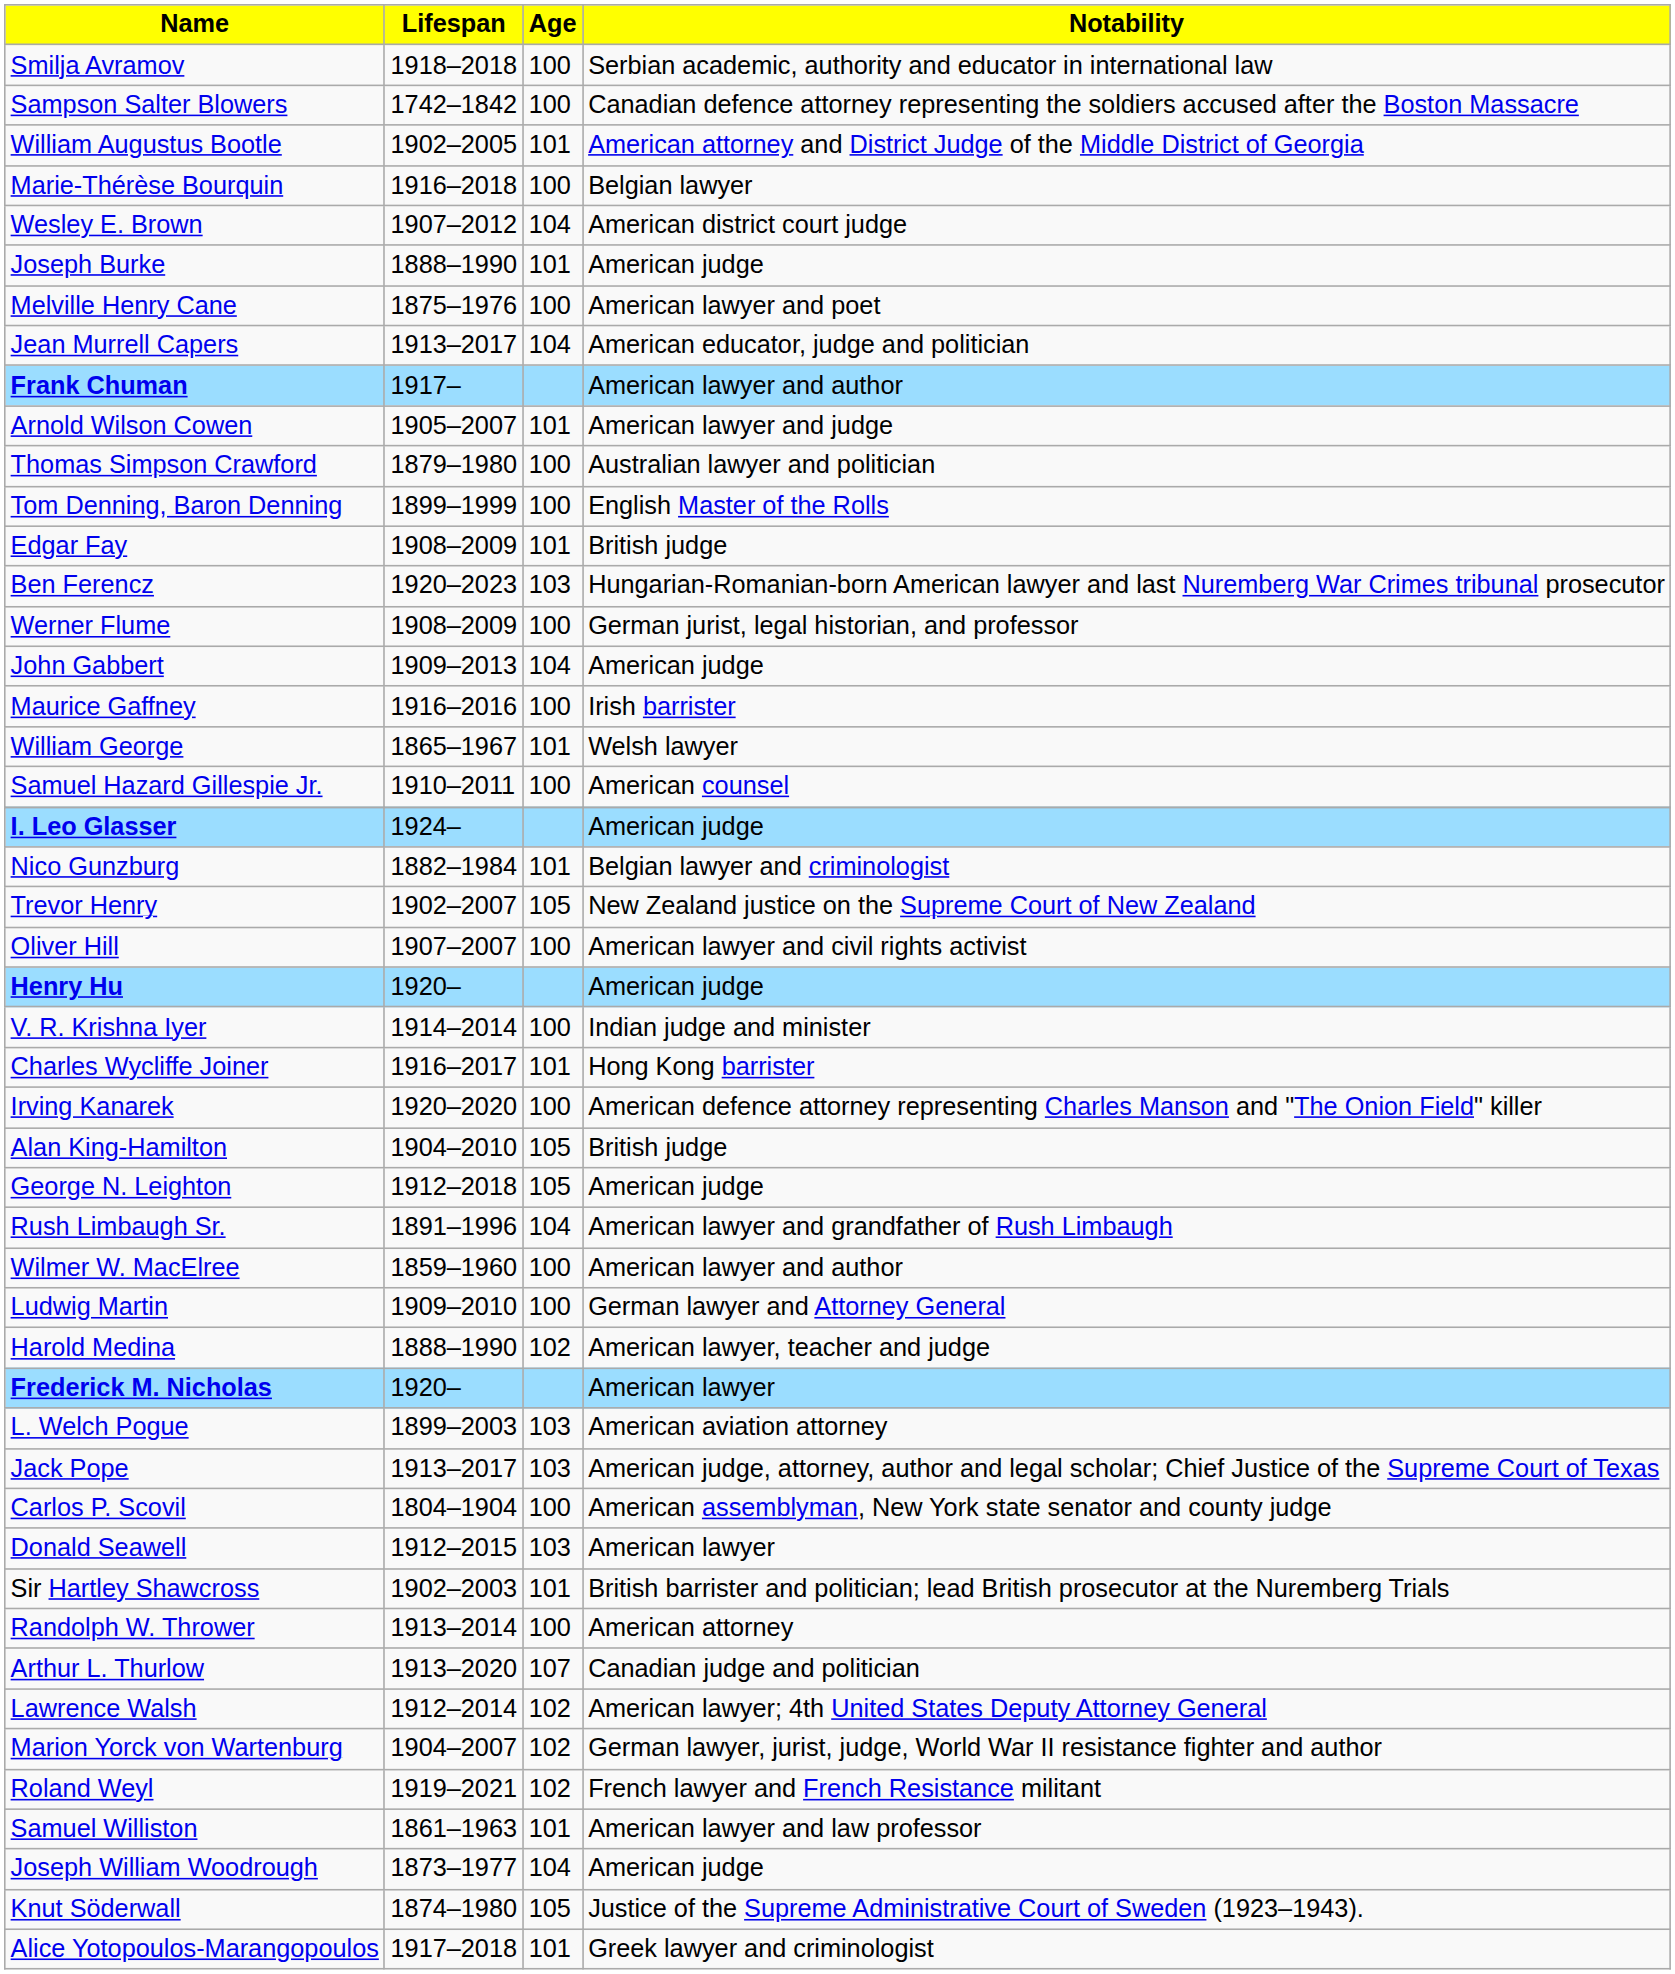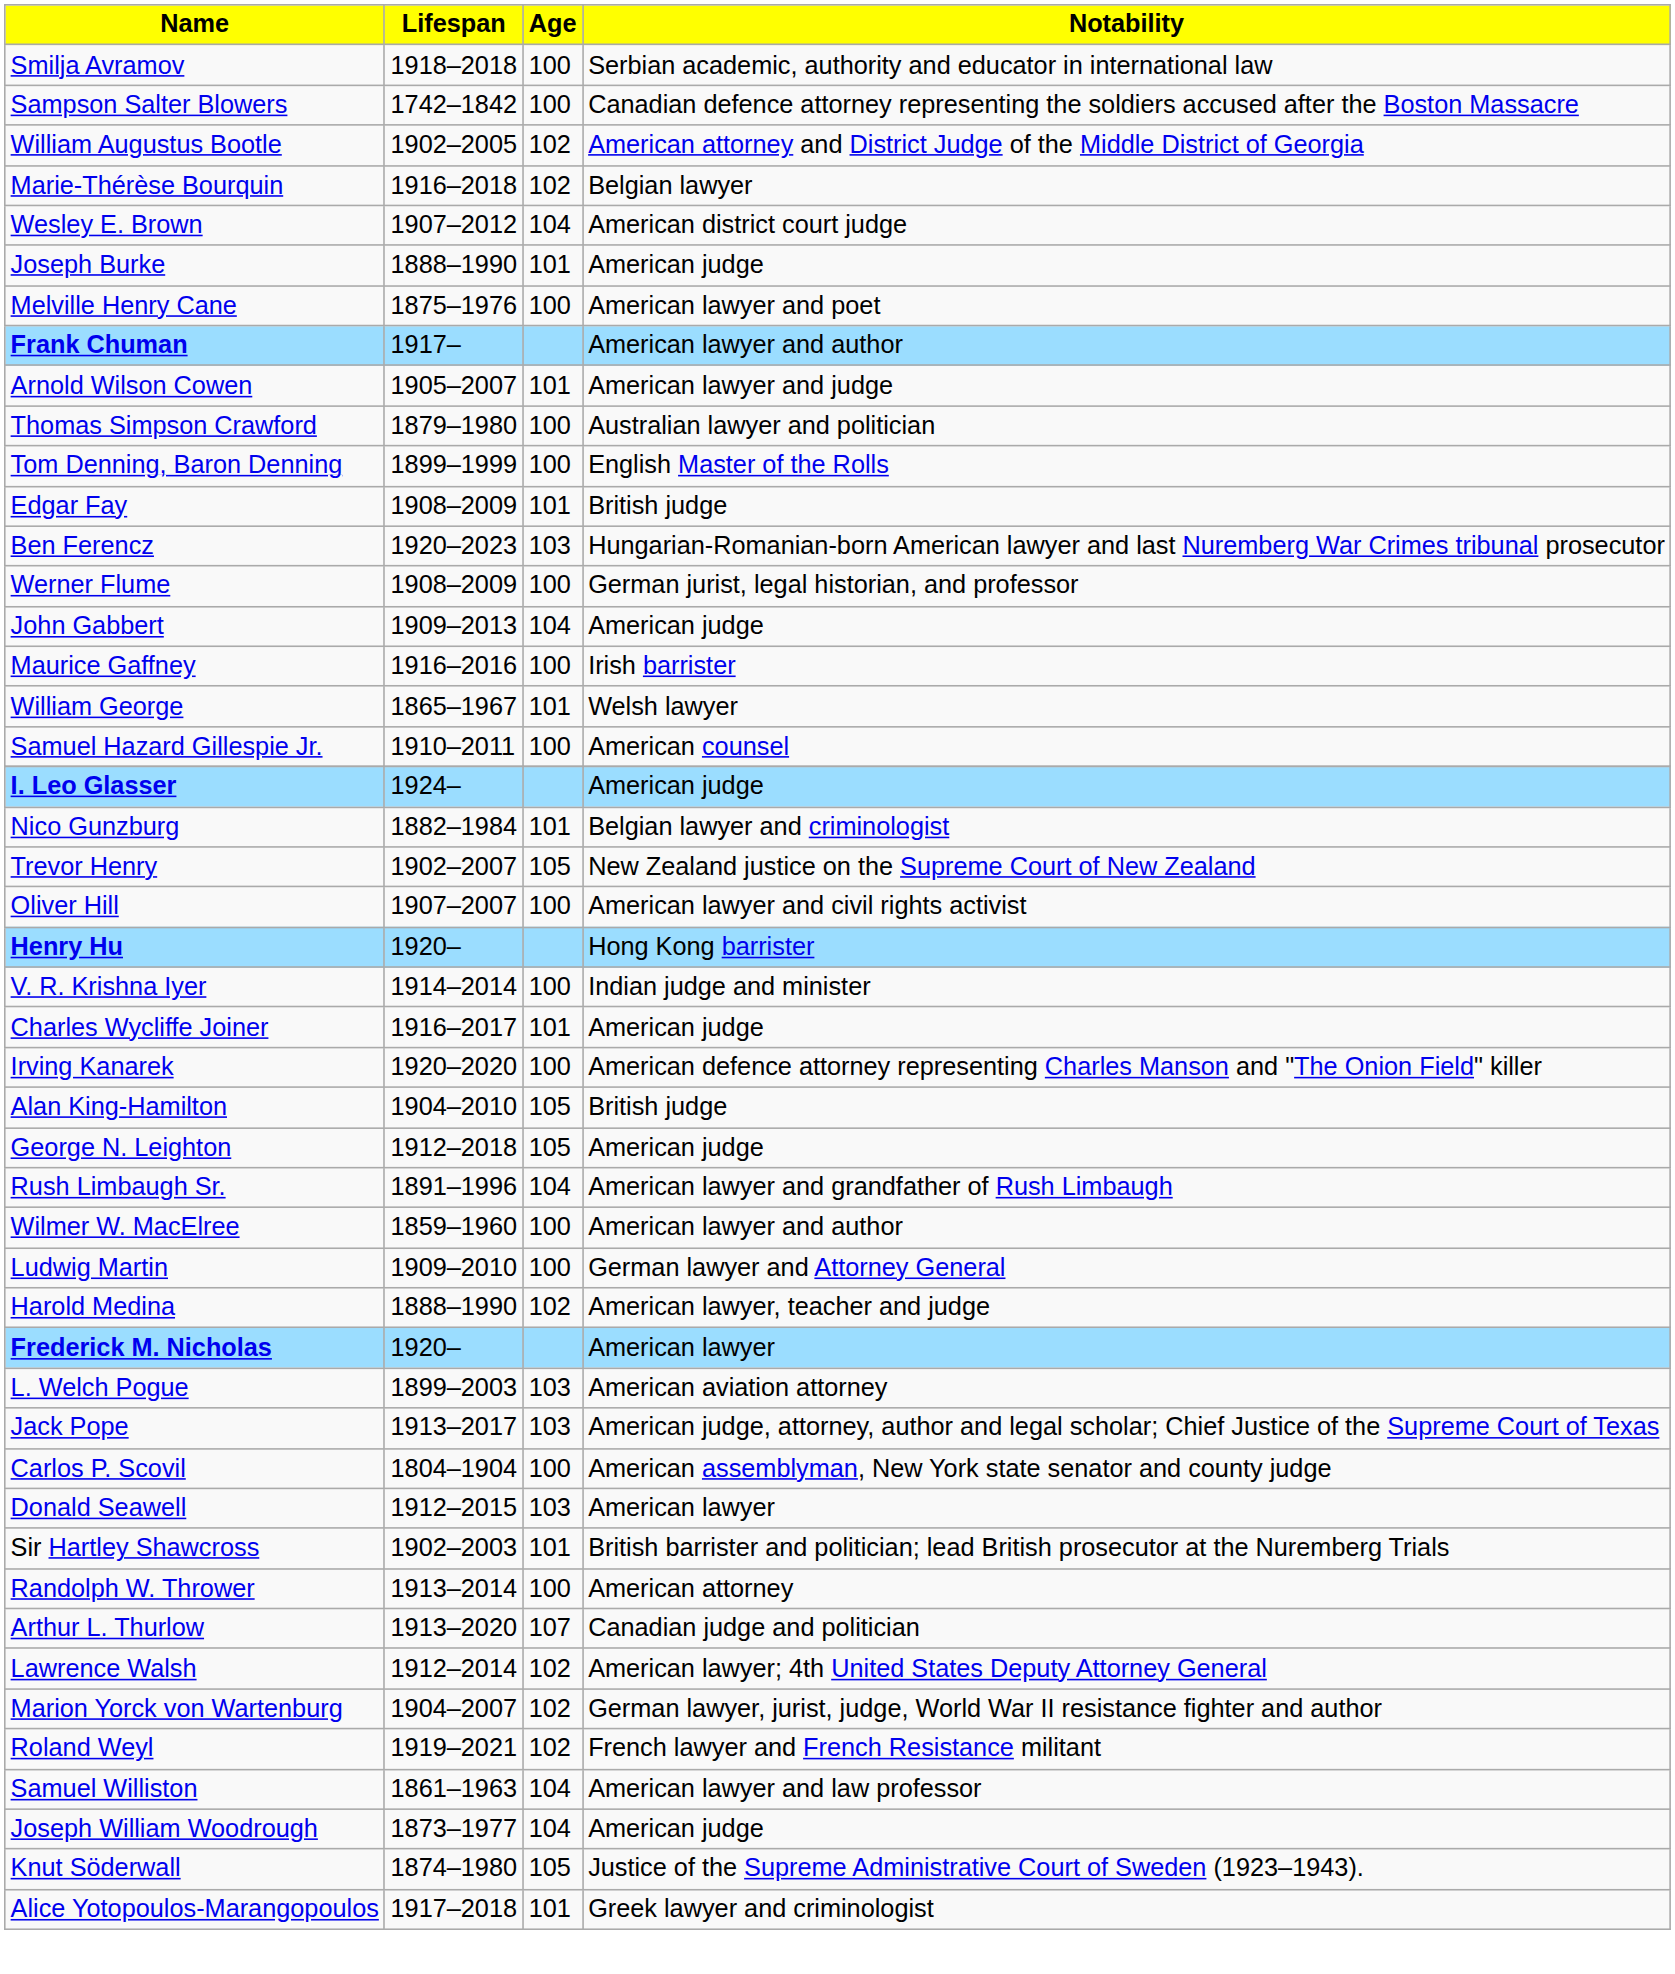(550, 144) 101 -> (550, 144) 102
(550, 184) 100 -> (550, 184) 102
- row: (124, 345)
(676, 986) American judge -> (701, 946) Hong Kong barrister
(701, 1066) Hong Kong barrister -> (676, 1026) American judge
(550, 1828) 101 -> (550, 1788) 104
